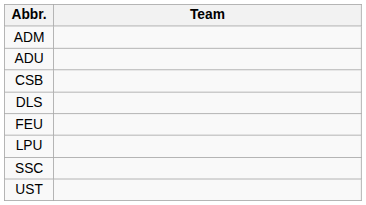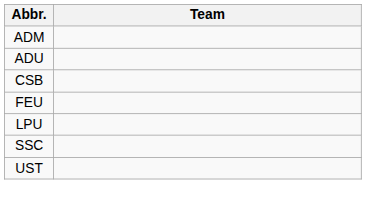- row: (29, 102)
